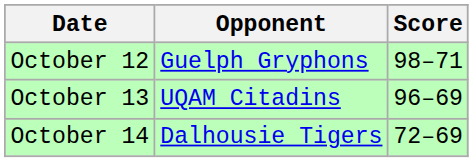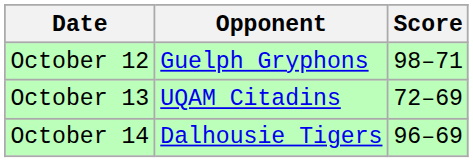(428, 99) 96–69 -> (428, 99) 72–69
(428, 137) 72–69 -> (428, 137) 96–69
